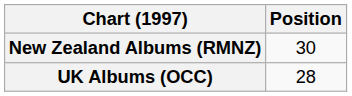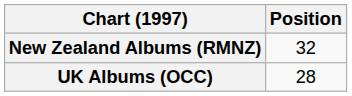(306, 47) 30 -> (306, 47) 32
